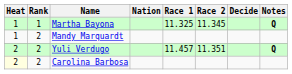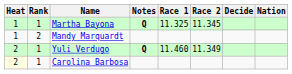columns swapped: (146, 11) <-> (274, 11)
(39, 50) 2 -> (39, 50) 1
(179, 50) 11.457 -> (174, 50) 11.460
(211, 50) 11.351 -> (207, 50) 11.349
(39, 62) 2 -> (39, 62) 1
